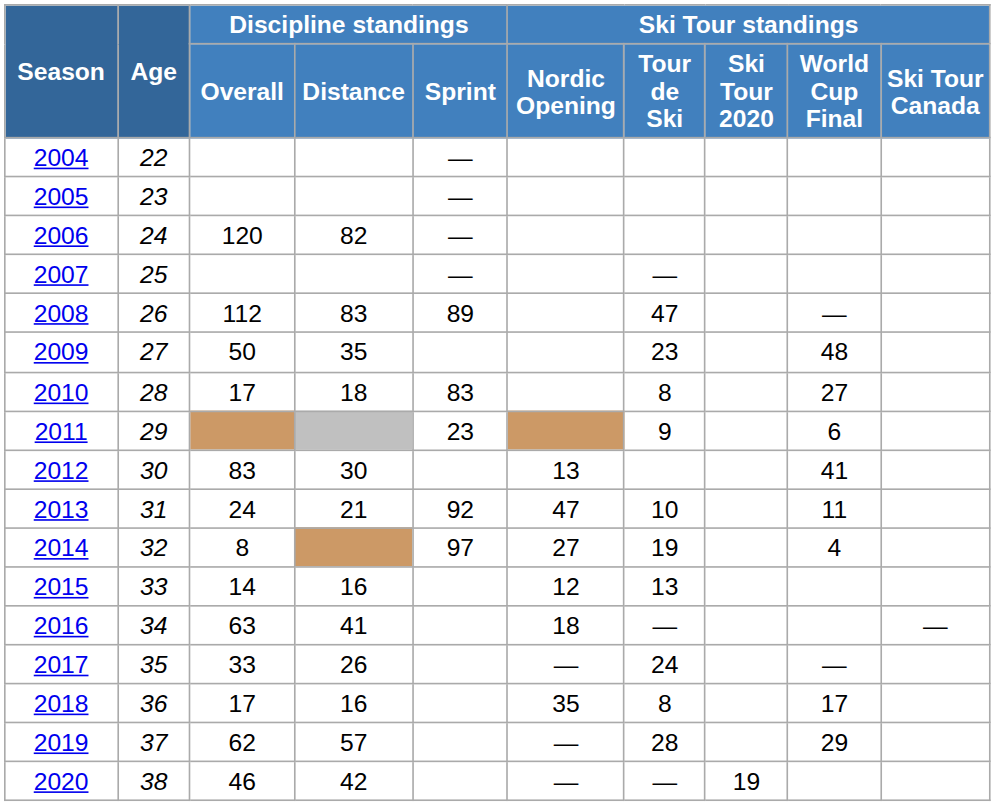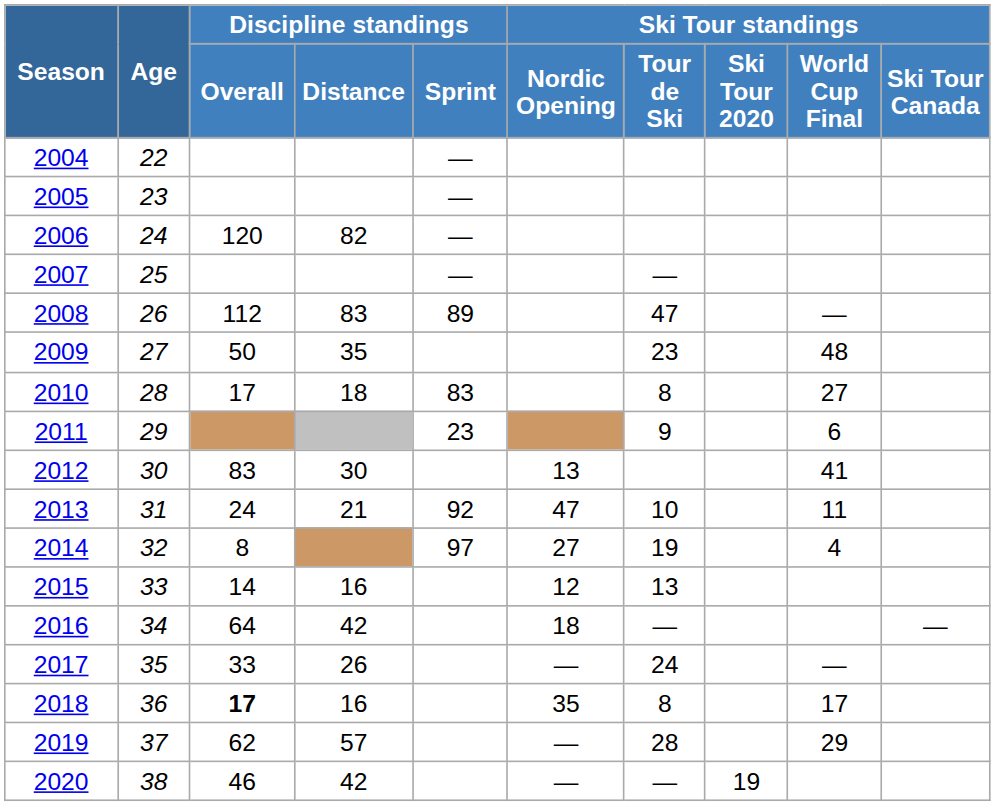(242, 625) 63 -> (242, 625) 64
(354, 625) 41 -> (354, 625) 42
(242, 703) normal -> (242, 703) bold
